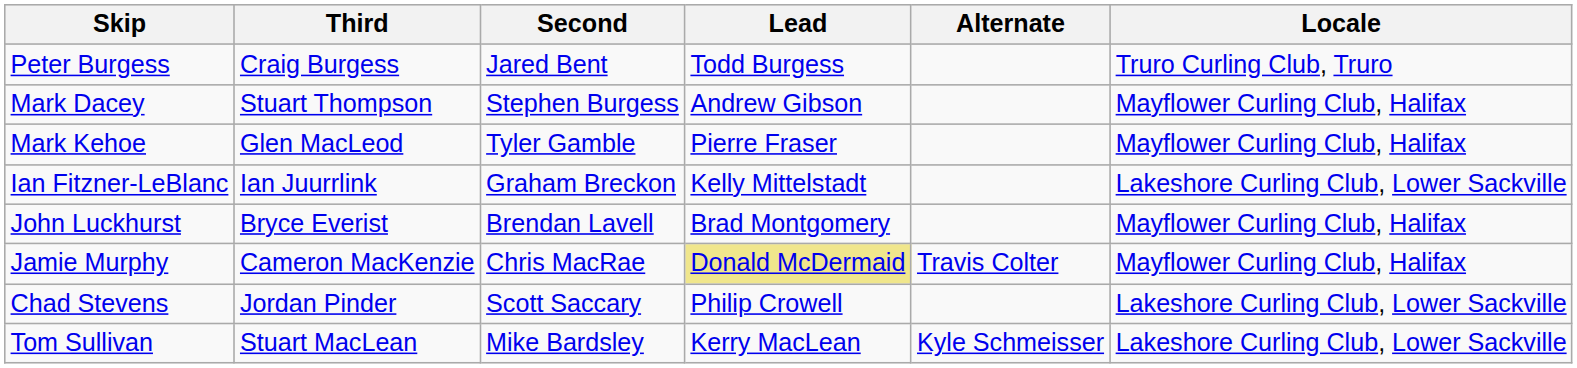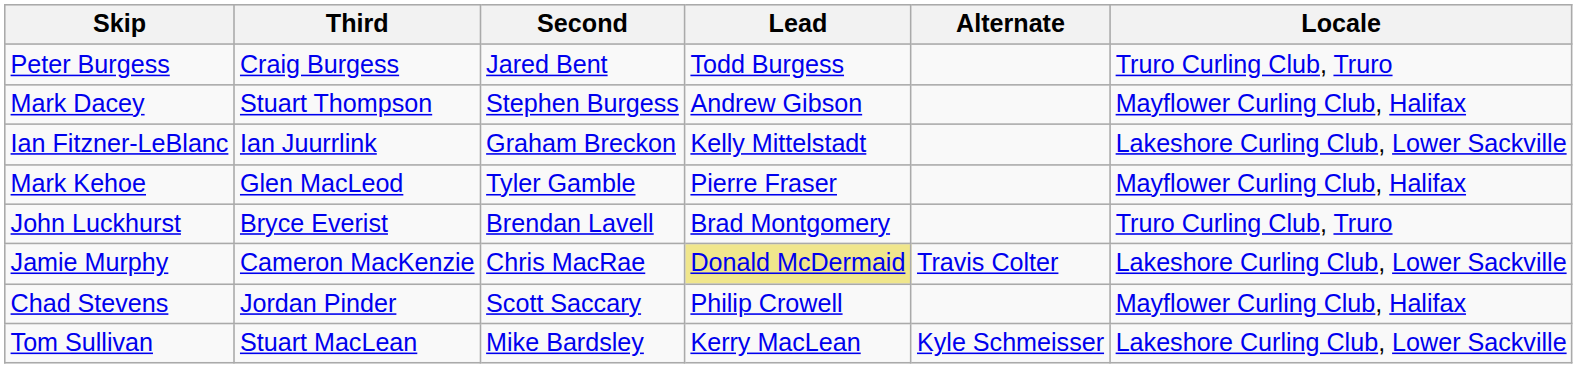rows swapped: (119, 183) <-> (78, 143)
(1291, 223) Mayflower Curling Club, Halifax -> (1254, 223) Truro Curling Club, Truro
(1291, 263) Mayflower Curling Club, Halifax -> (1341, 263) Lakeshore Curling Club, Lower Sackville
(1341, 303) Lakeshore Curling Club, Lower Sackville -> (1291, 303) Mayflower Curling Club, Halifax
